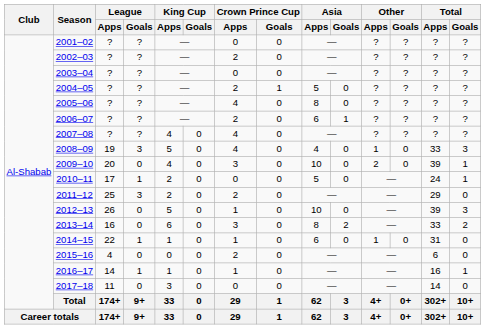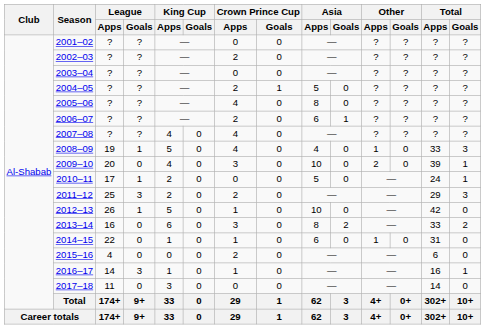(139, 149) 3 -> (139, 149) 1
(465, 194) 0 -> (465, 194) 3
(139, 210) 0 -> (139, 210) 1
(435, 210) 39 -> (435, 210) 42
(465, 210) 3 -> (465, 210) 0
(139, 240) 1 -> (139, 240) 0
(139, 270) 1 -> (139, 270) 3
